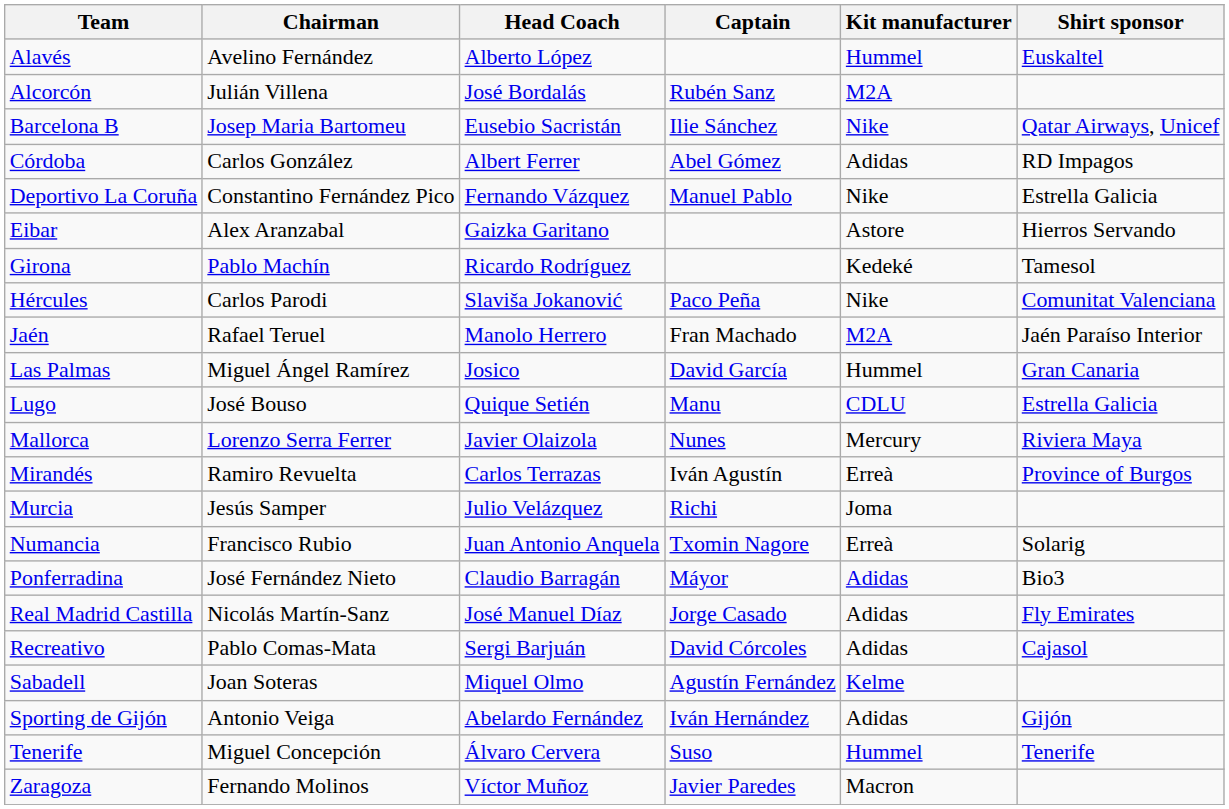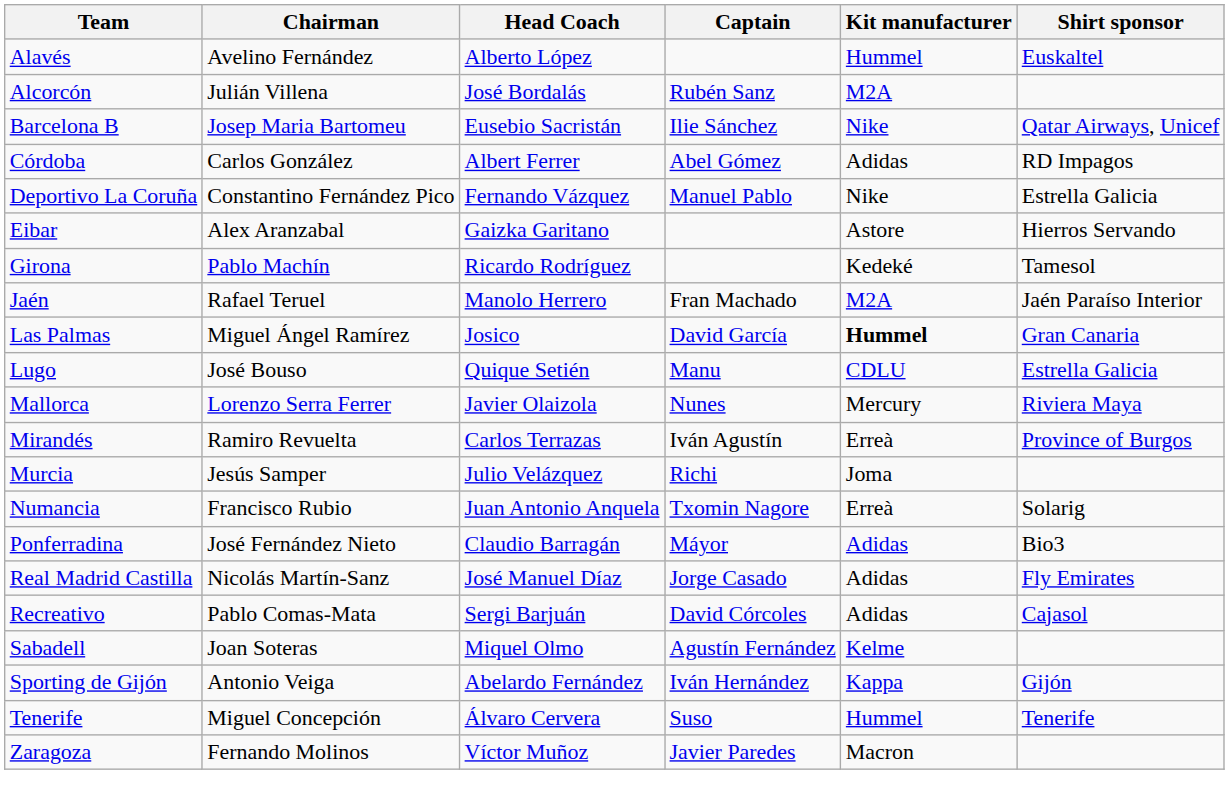- row: (49, 299)
(884, 369) normal -> (887, 334) bold
(877, 717) Adidas -> (874, 682) Kappa
